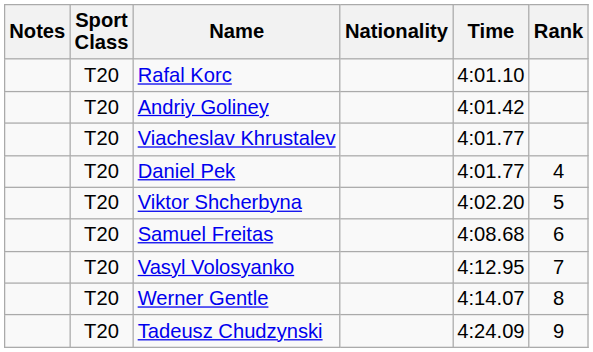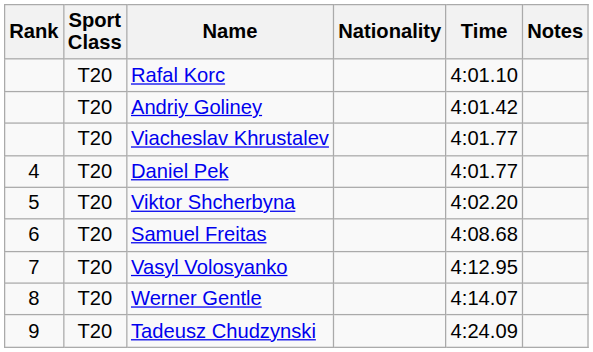columns swapped: (559, 31) <-> (37, 31)
